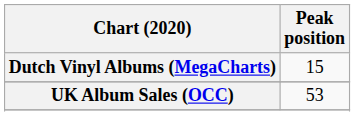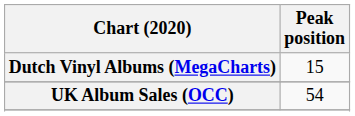(315, 95) 53 -> (315, 95) 54
